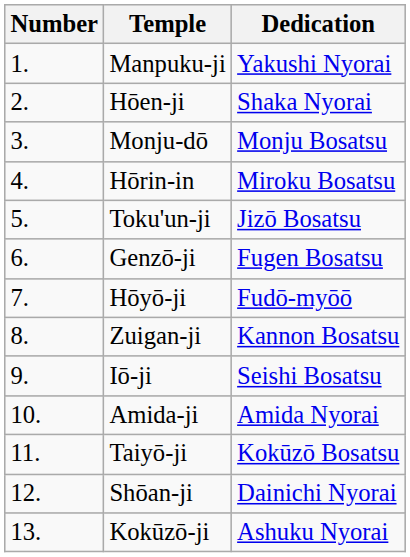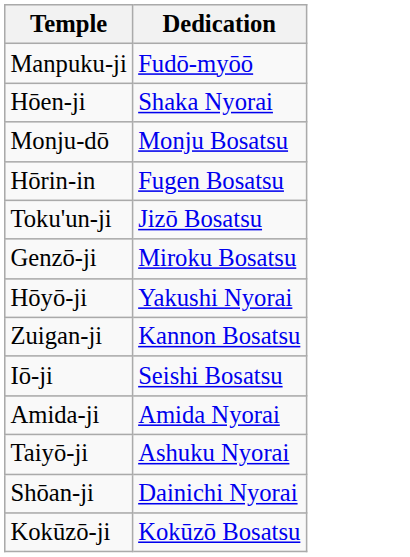- column: (54, 24)
(314, 63) Yakushi Nyorai -> (196, 63) Fudō-myōō
(316, 180) Miroku Bosatsu -> (211, 180) Fugen Bosatsu
(310, 258) Fugen Bosatsu -> (217, 258) Miroku Bosatsu
(295, 297) Fudō-myōō -> (215, 297) Yakushi Nyorai
(318, 453) Kokūzō Bosatsu -> (214, 453) Ashuku Nyorai
(313, 532) Ashuku Nyorai -> (219, 532) Kokūzō Bosatsu
